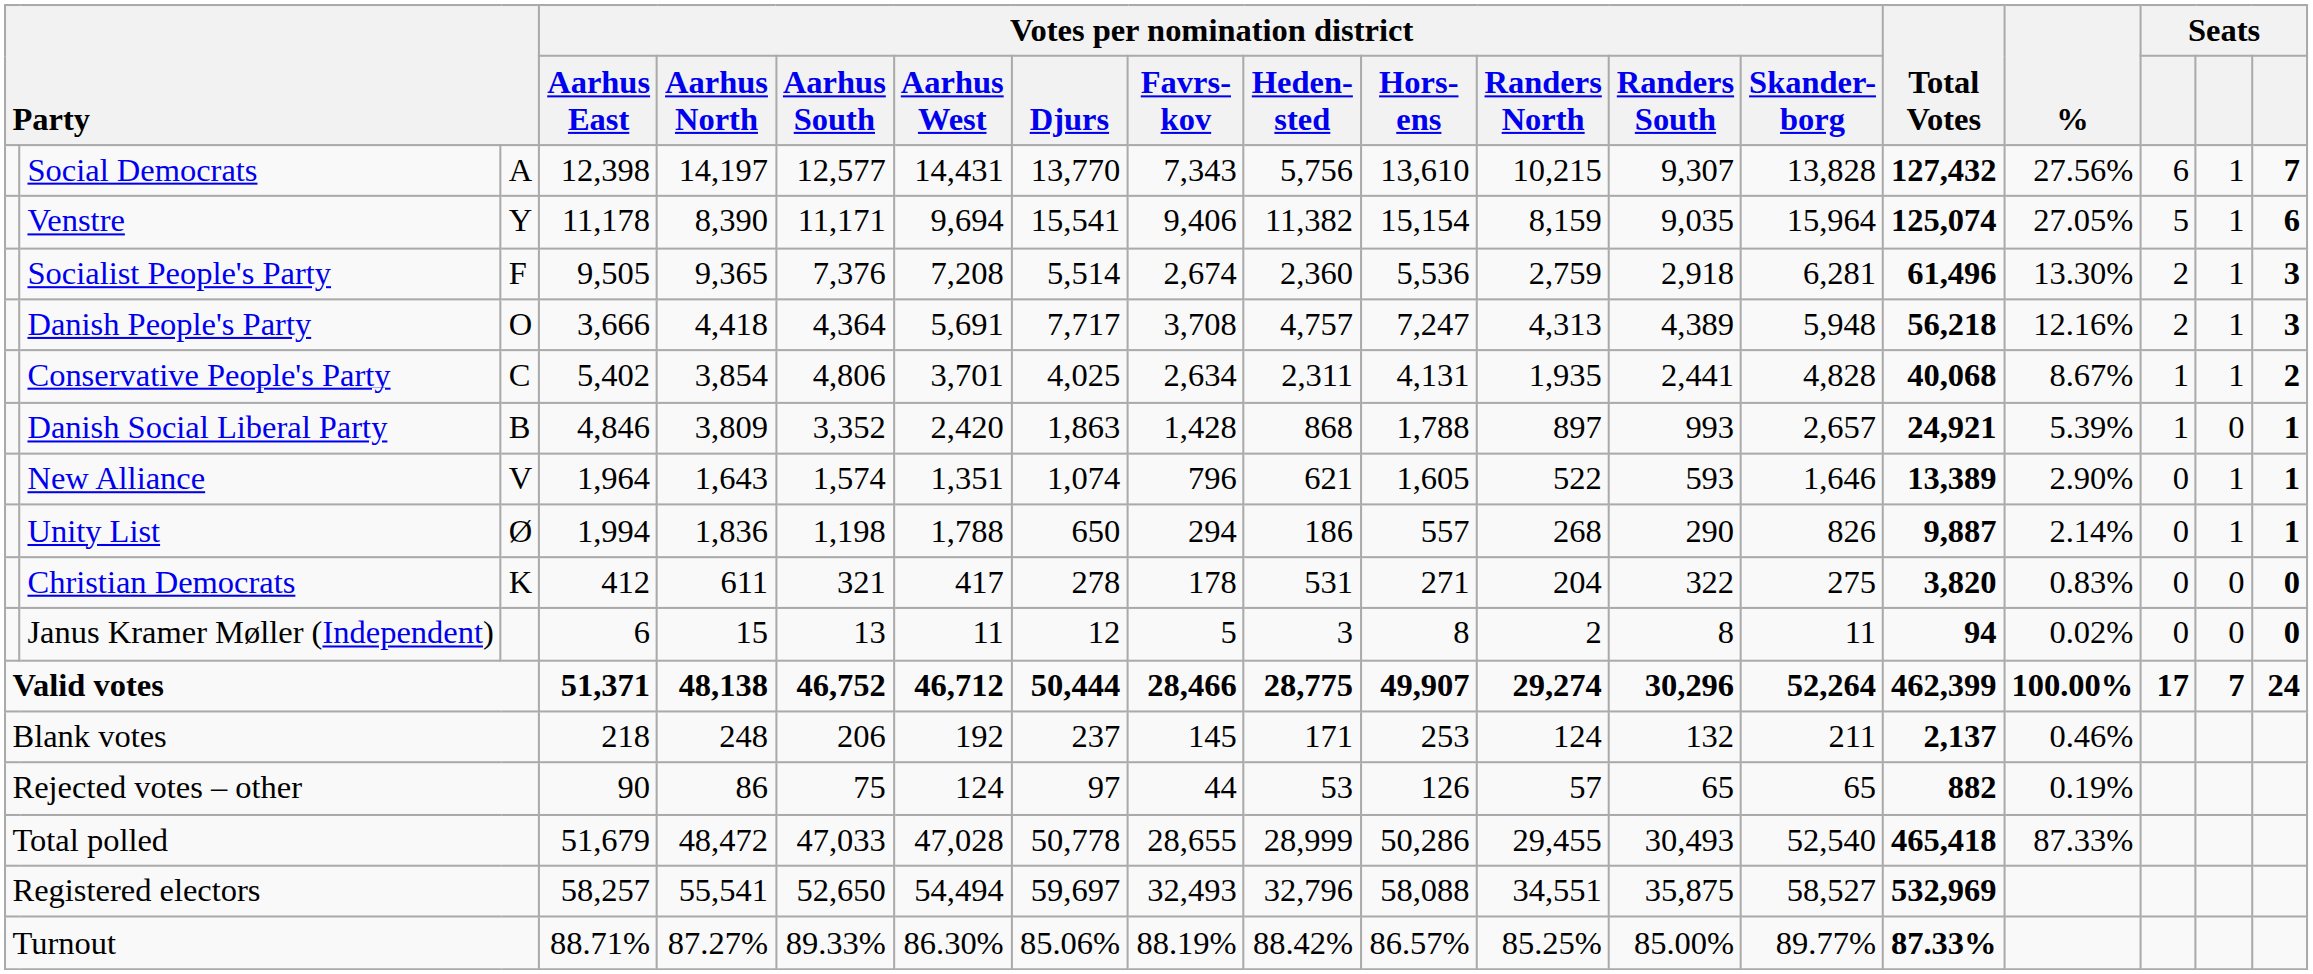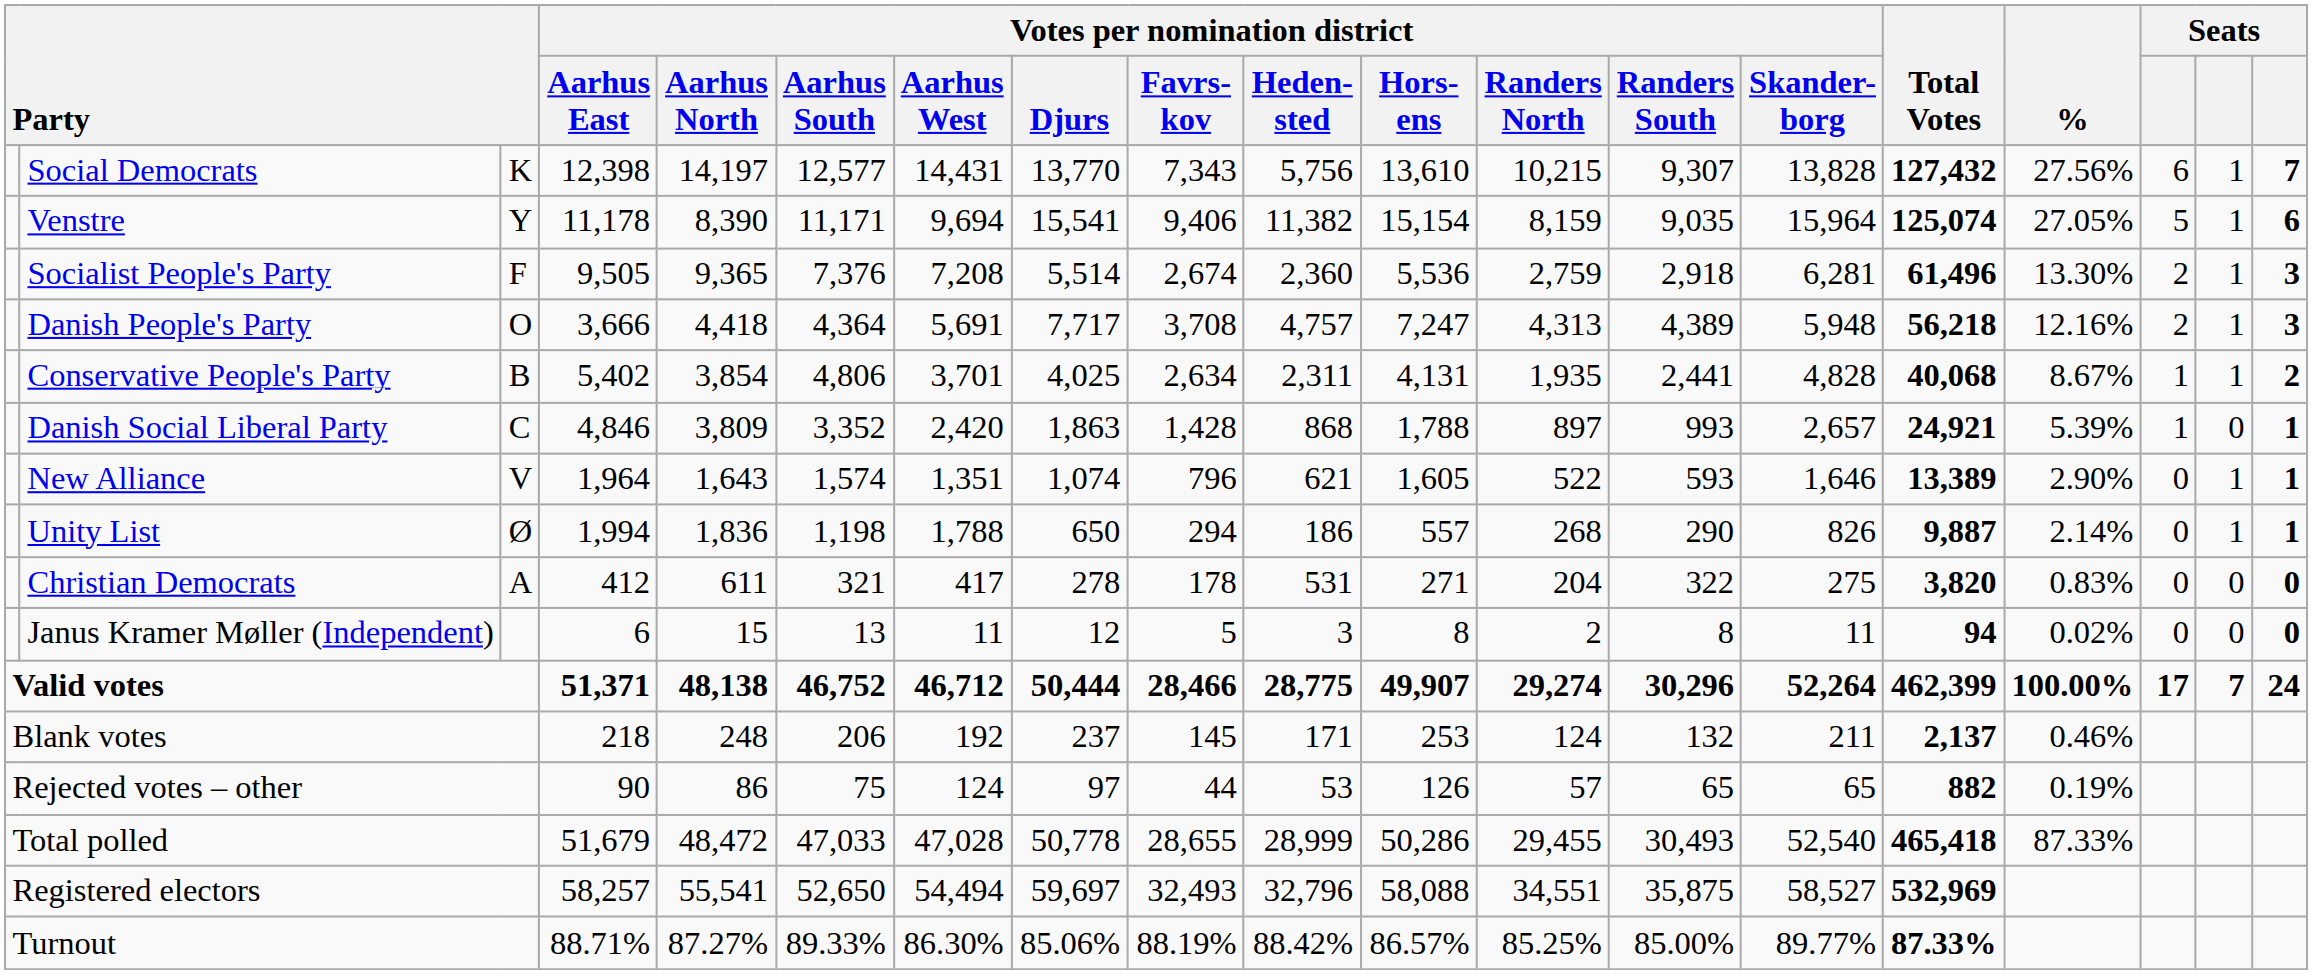(520, 169) A -> (520, 169) K
(520, 375) C -> (520, 375) B
(520, 427) B -> (520, 427) C
(520, 581) K -> (520, 581) A
